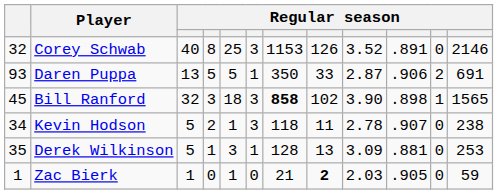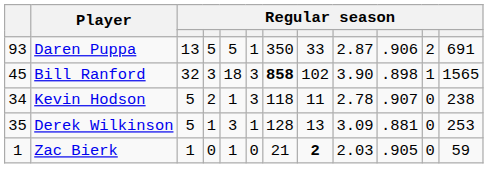- row: (90, 50)
